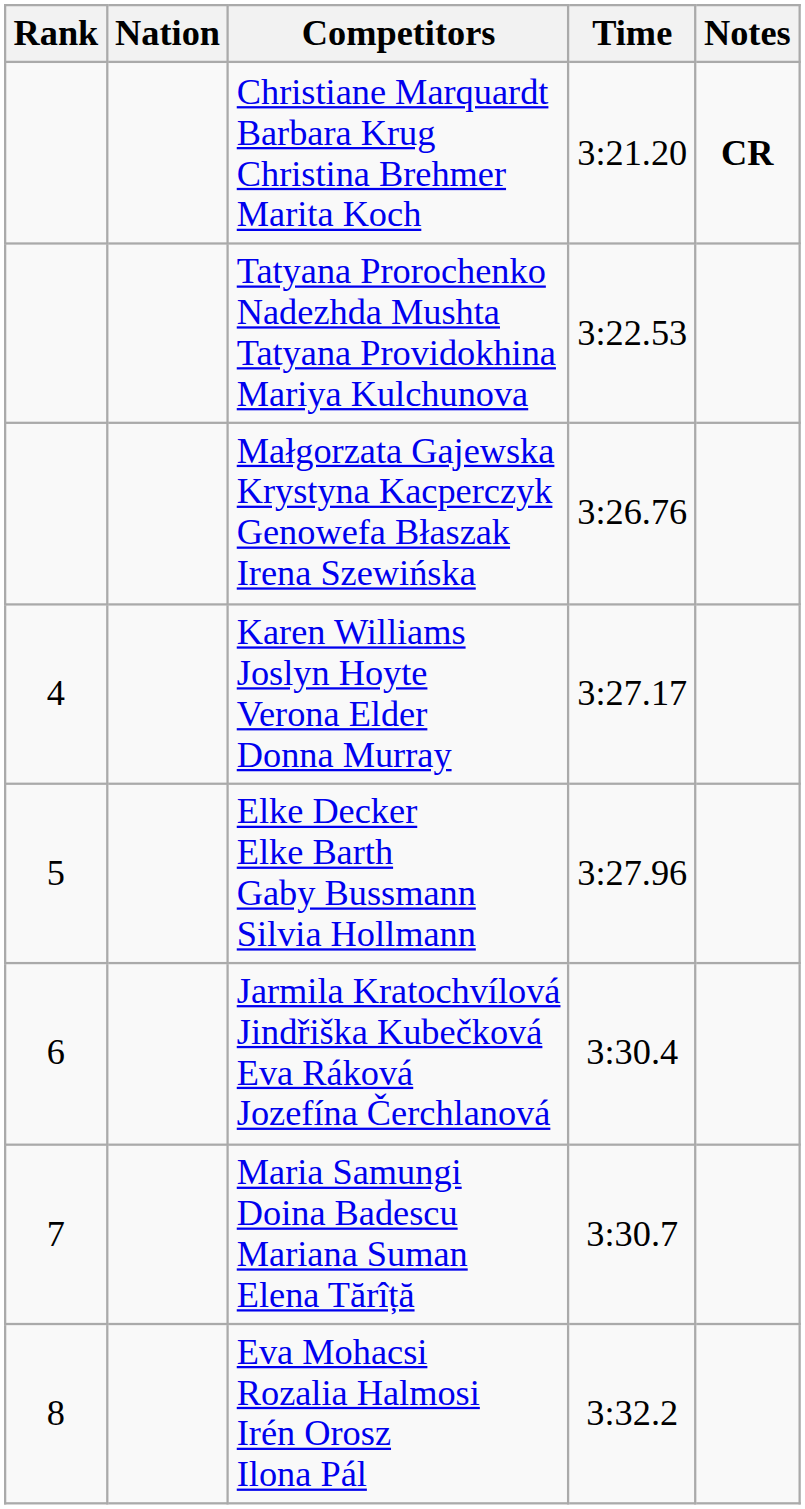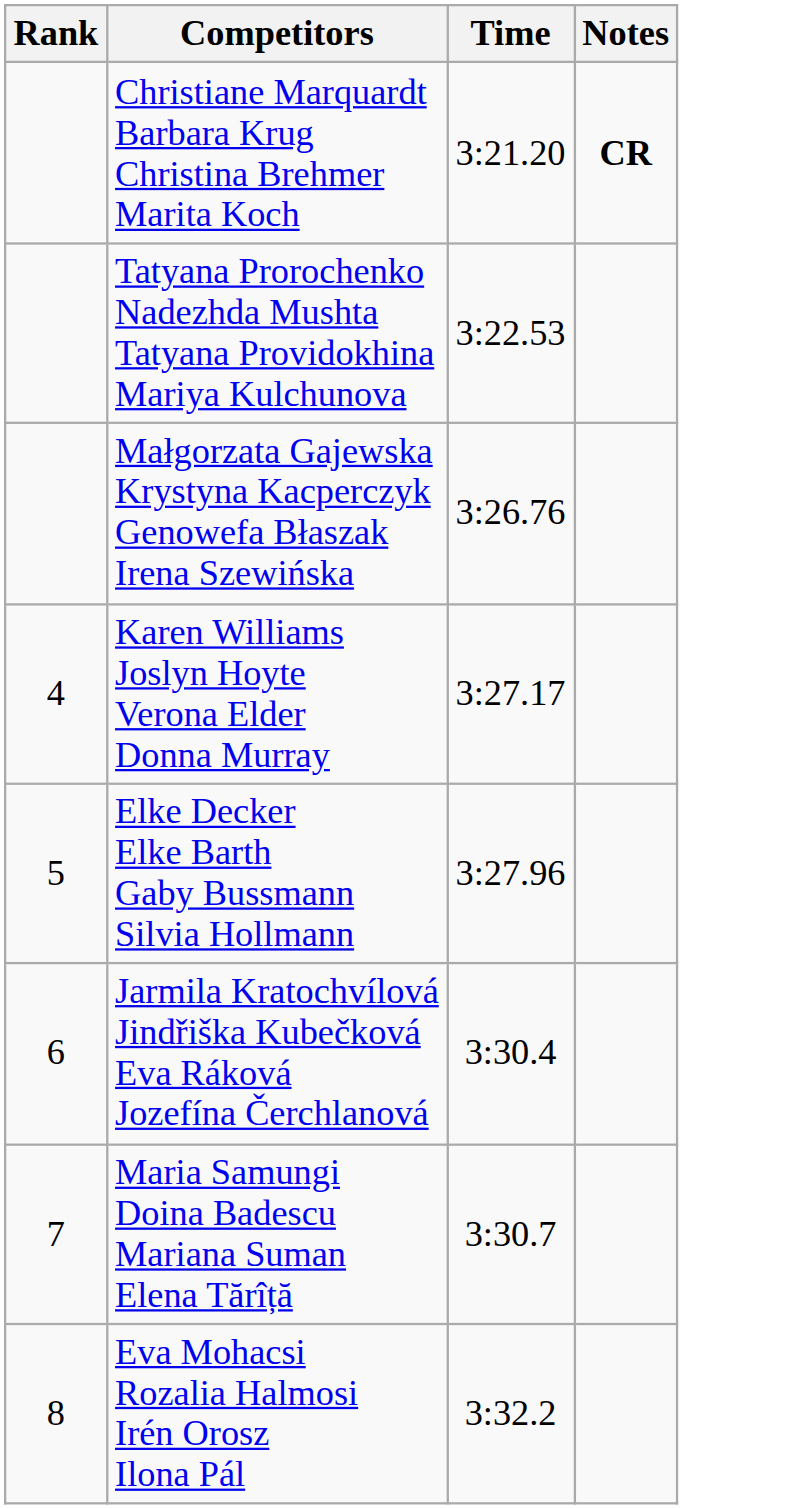- column: (168, 33)
